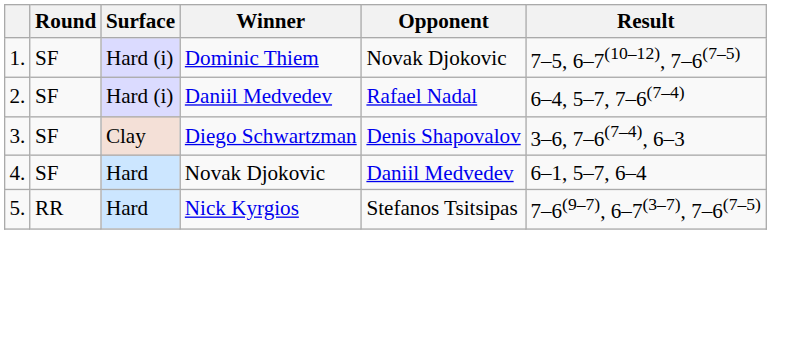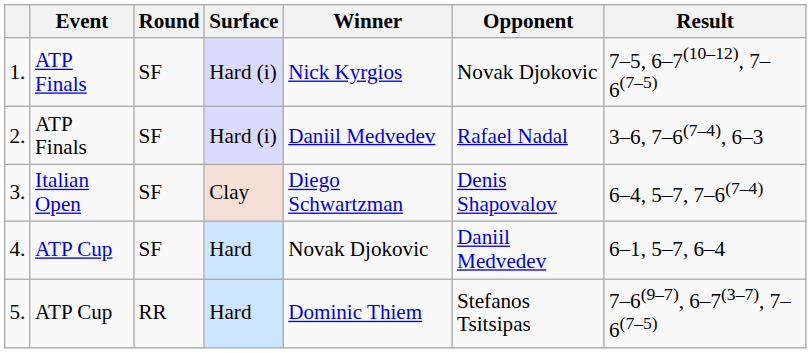+ column: (82, 21)
(252, 57) Dominic Thiem -> (345, 72) Nick Kyrgios
(608, 96) 6–4, 5–7, 7–6(7–4) -> (686, 135) 3–6, 7–6(7–4), 6–3
(608, 136) 3–6, 7–6(7–4), 6–3 -> (686, 192) 6–4, 5–7, 7–6(7–4)
(242, 208) Nick Kyrgios -> (355, 312) Dominic Thiem
